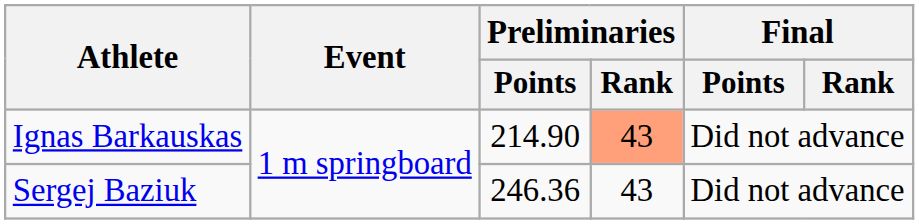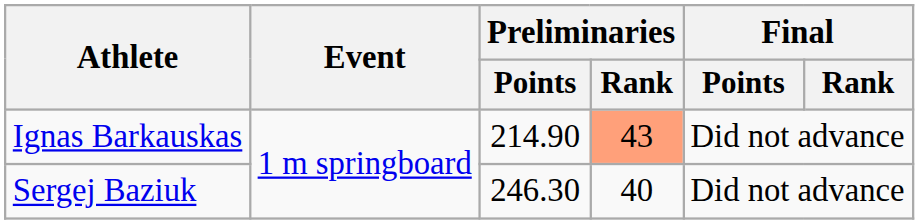(535, 190) 246.36 -> (535, 190) 246.30
(637, 190) 43 -> (637, 190) 40
